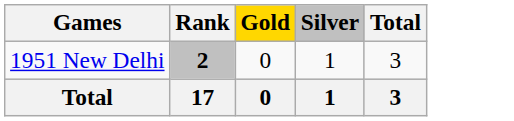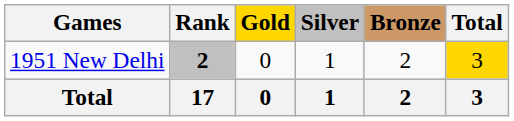+ column: (405, 23)
(395, 60) no background -> (477, 60) gold background
